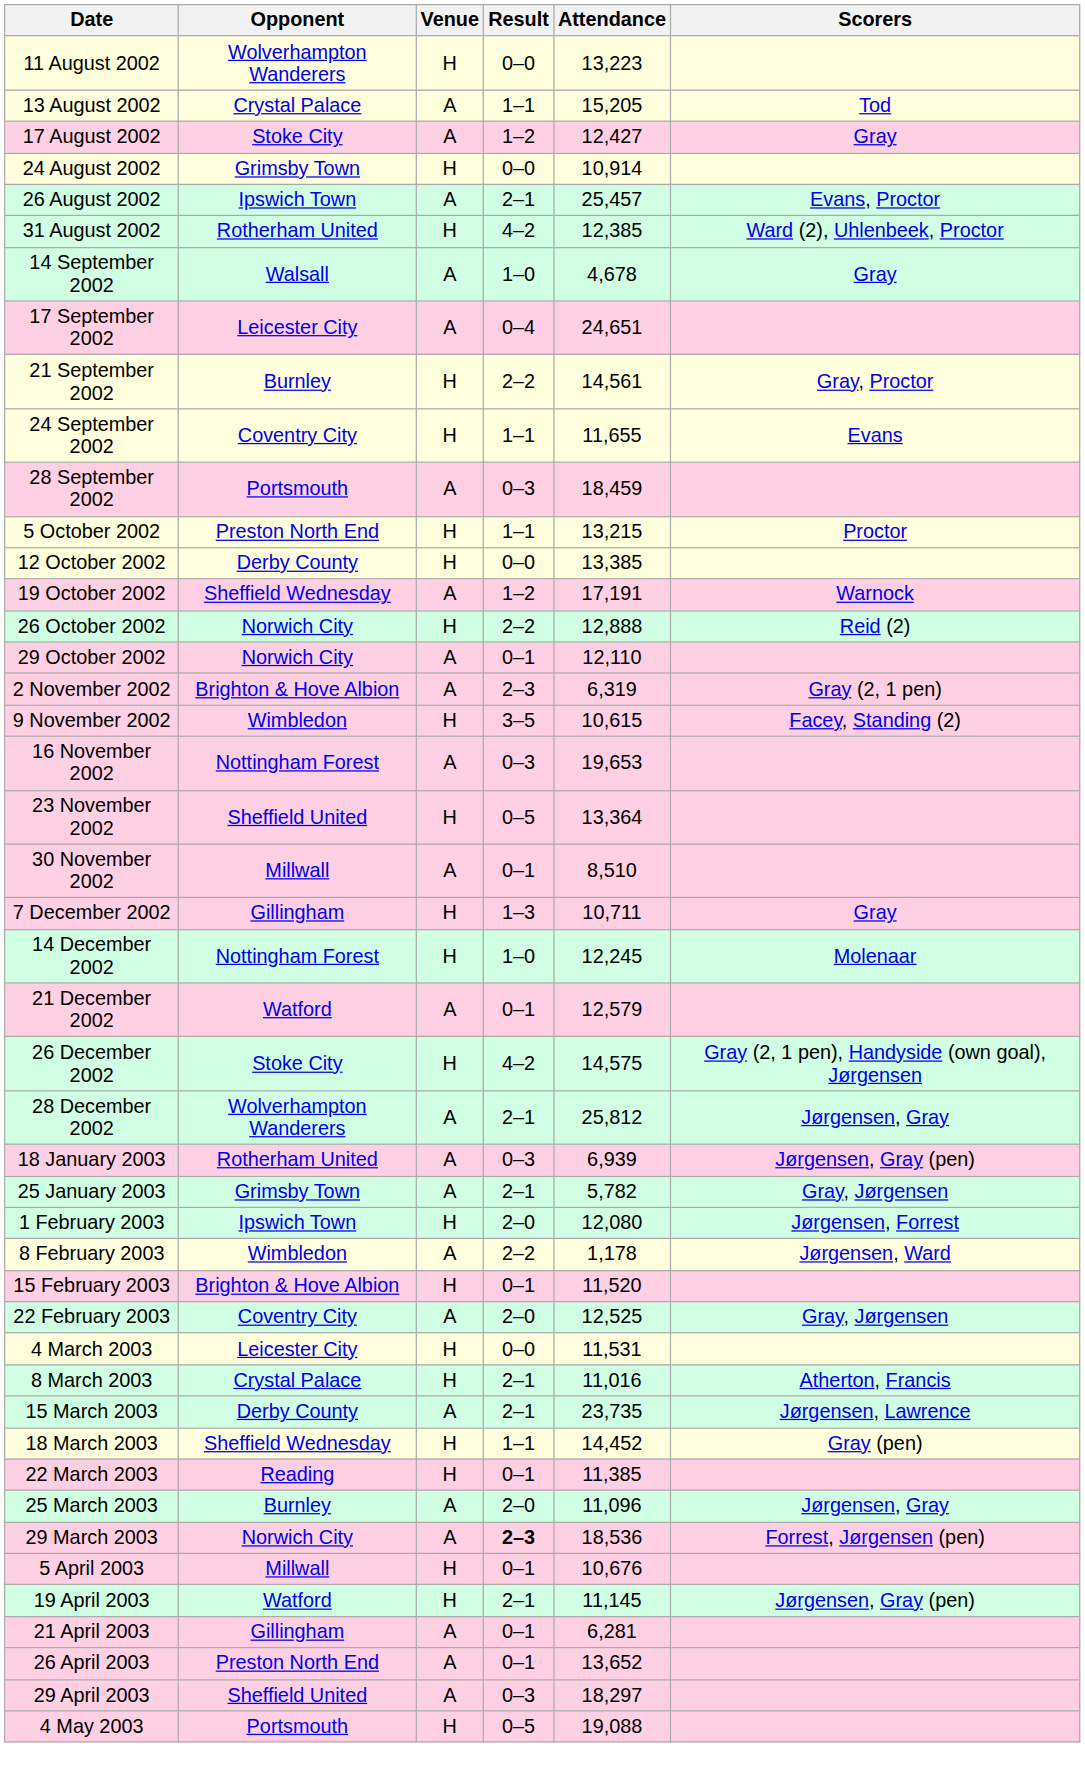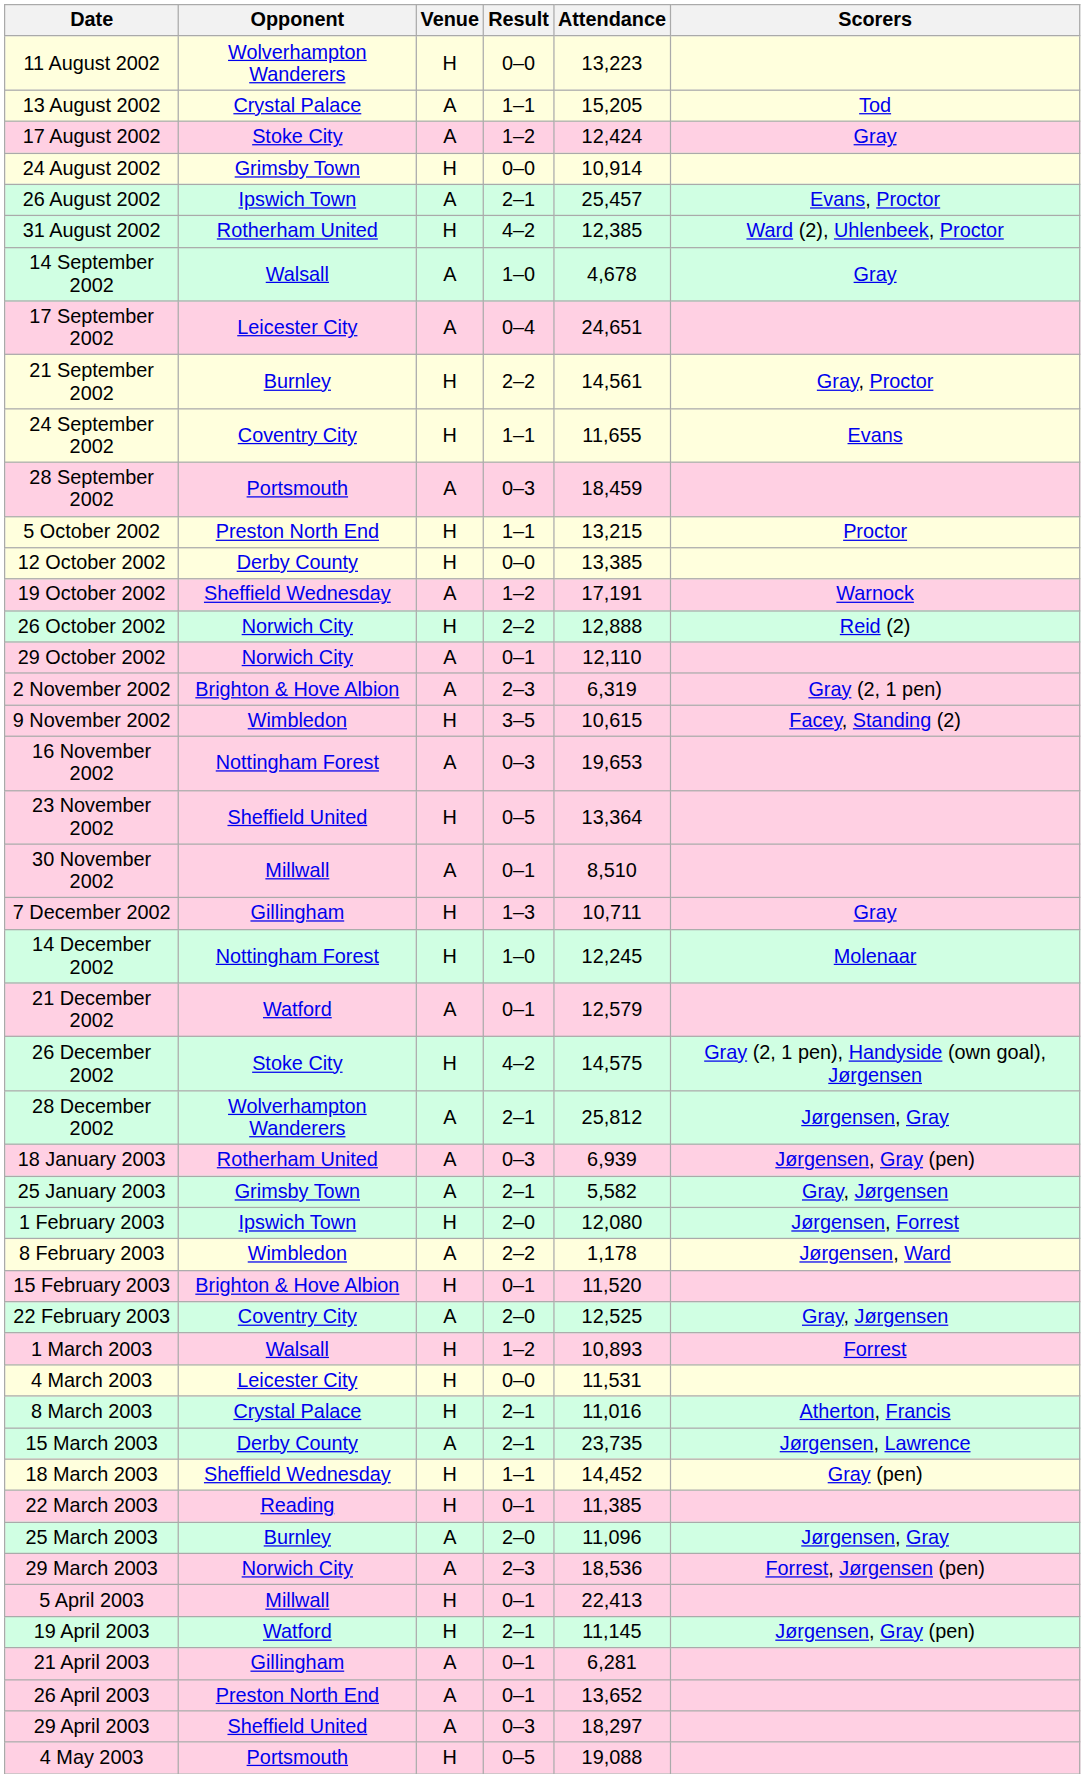(612, 136) 12,427 -> (612, 136) 12,424
(612, 1191) 5,782 -> (612, 1191) 5,582
+ row: (92, 1348)
(518, 1537) bold -> (518, 1568) normal
(612, 1568) 10,676 -> (612, 1600) 22,413
